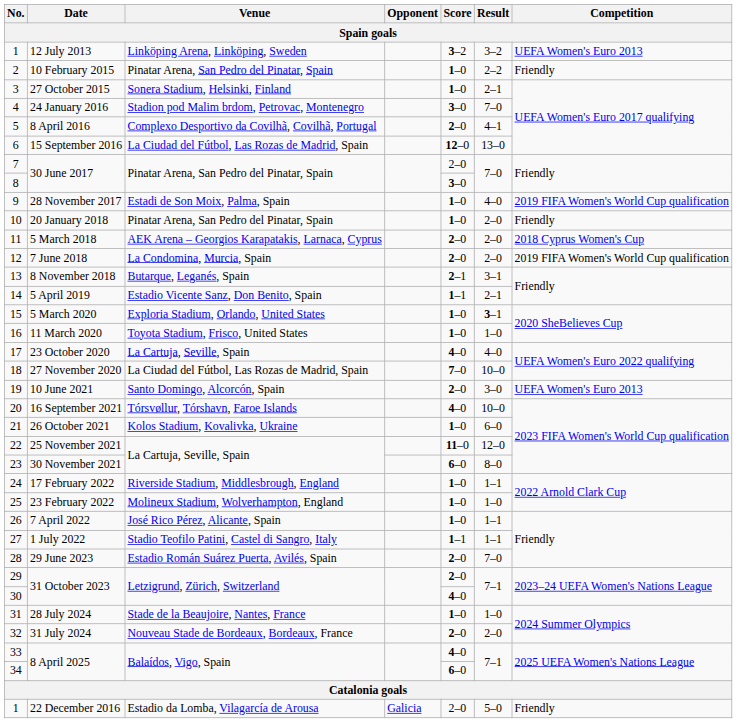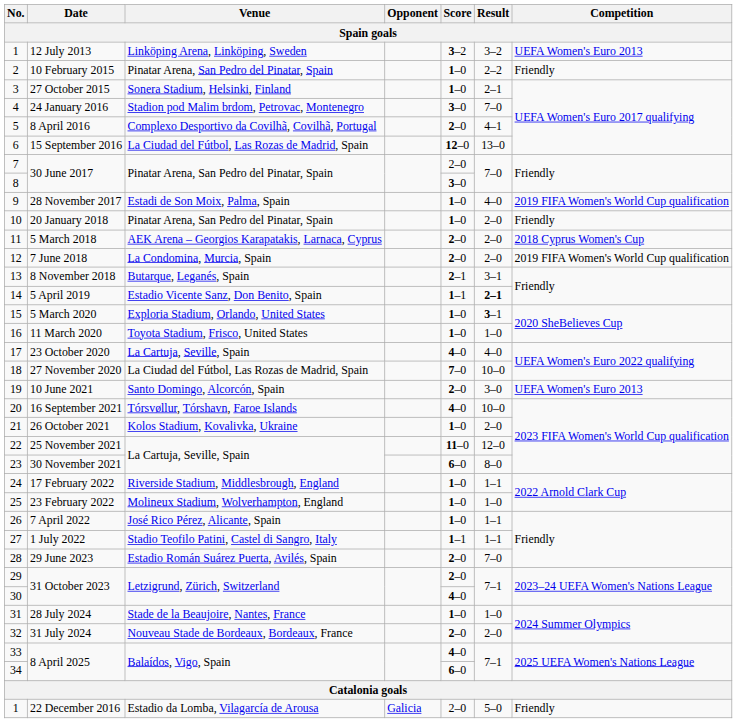(493, 295) normal -> (493, 295) bold
(493, 426) 6–0 -> (493, 426) 2–0
